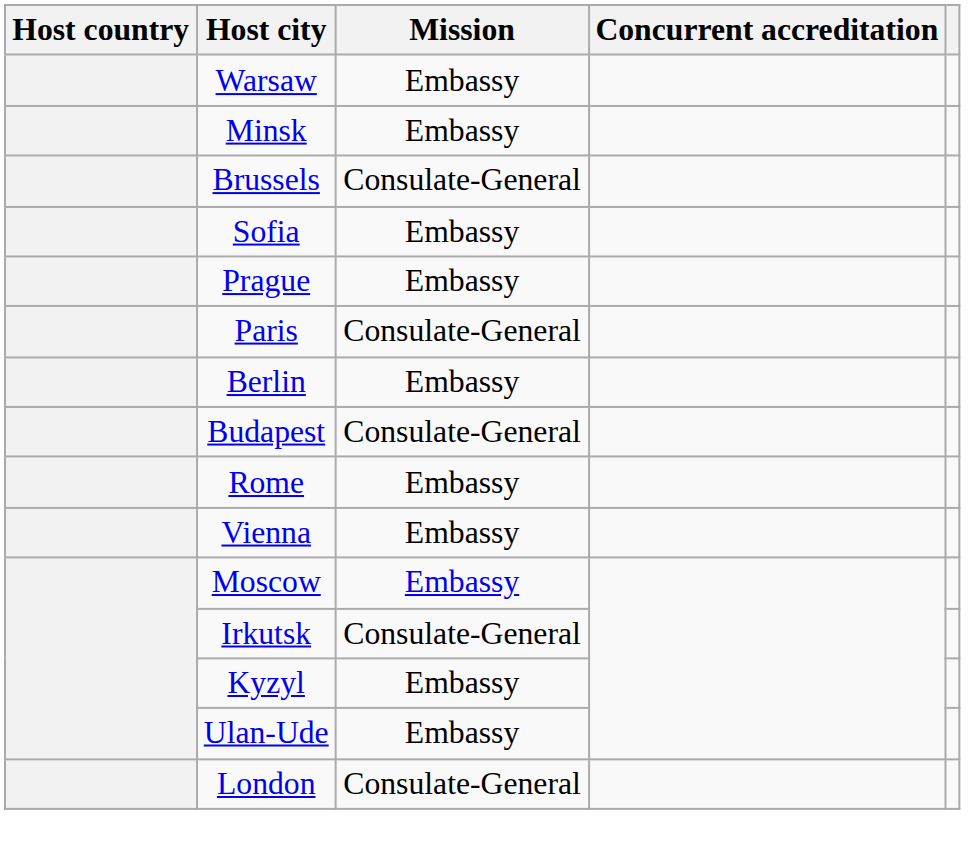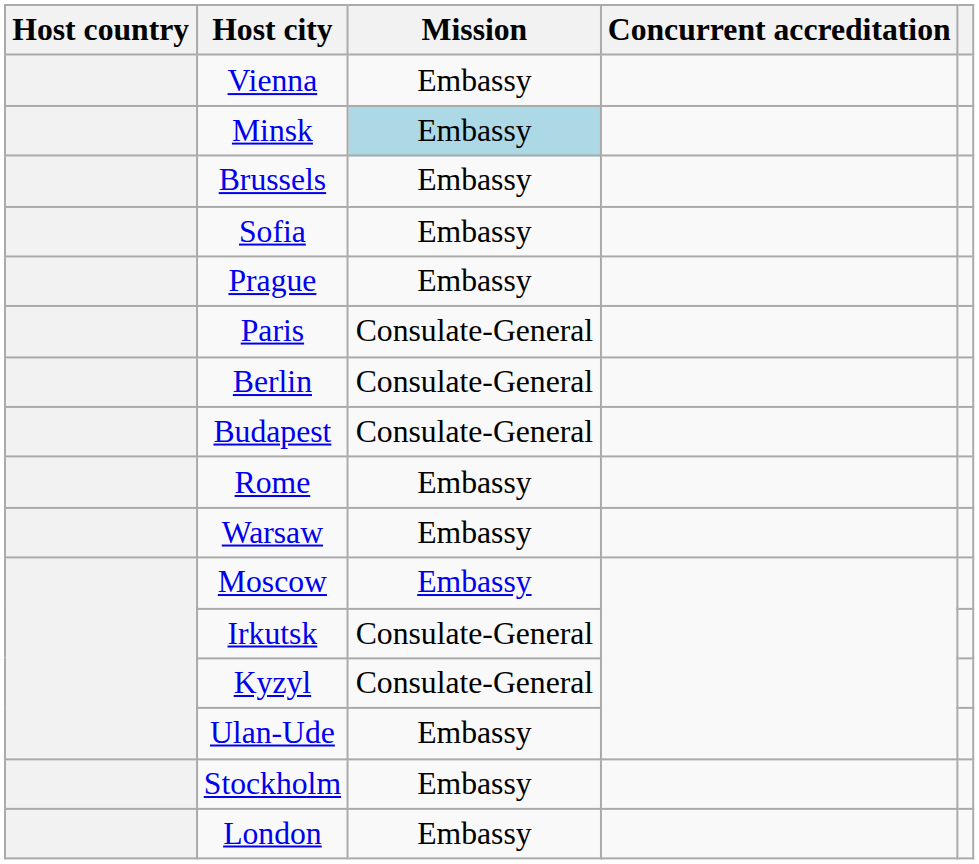rows swapped: (266, 532) <-> (266, 79)
(462, 130) no background -> (474, 130) lightblue background
(462, 180) Consulate-General -> (474, 180) Embassy
(462, 381) Embassy -> (474, 381) Consulate-General
(462, 682) Embassy -> (474, 682) Consulate-General
+ row: (272, 783)
(462, 783) Consulate-General -> (474, 833) Embassy
